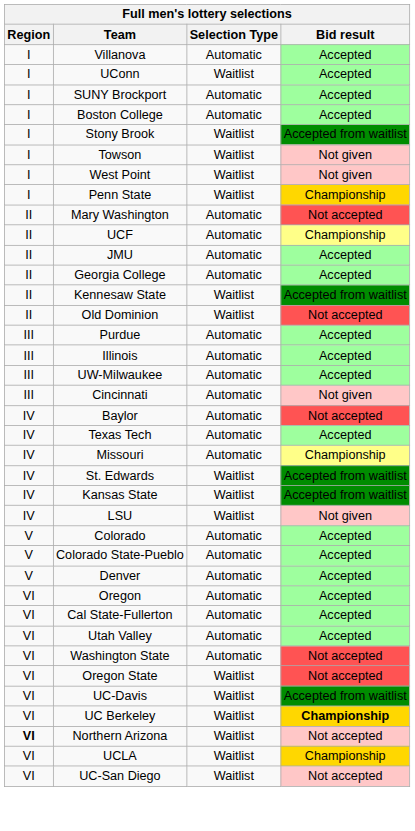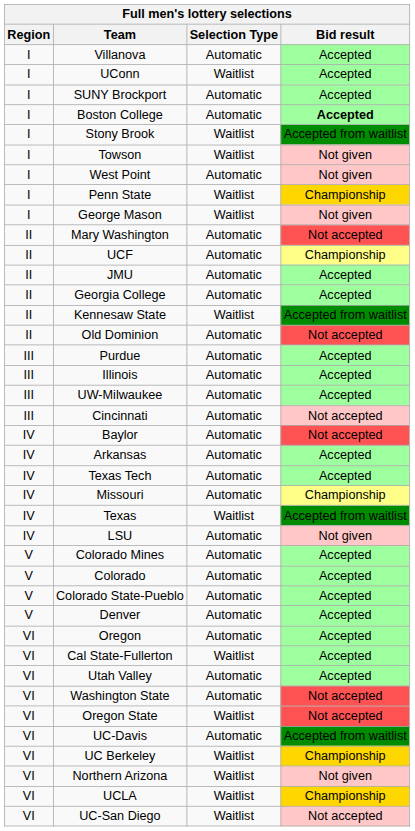(345, 114) normal -> (345, 114) bold
(234, 174) Waitlist -> (234, 174) Automatic
+ row: (120, 214)
(234, 315) Waitlist -> (234, 335) Automatic
(345, 395) Not given -> (345, 415) Not accepted
+ row: (120, 455)
- row: (120, 475)
- row: (120, 495)
+ row: (120, 515)
(234, 515) Waitlist -> (234, 535) Automatic
+ row: (120, 555)
(234, 615) Automatic -> (234, 656) Waitlist
(234, 696) Waitlist -> (234, 736) Automatic
(345, 716) bold -> (345, 756) normal
(29, 736) bold -> (29, 776) normal
(345, 736) Not accepted -> (345, 776) Not given
